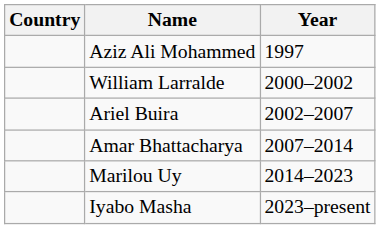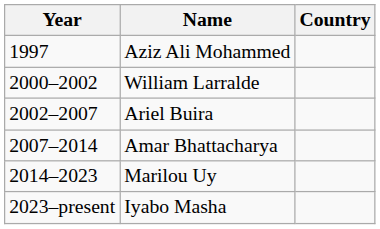columns swapped: (318, 20) <-> (45, 20)
